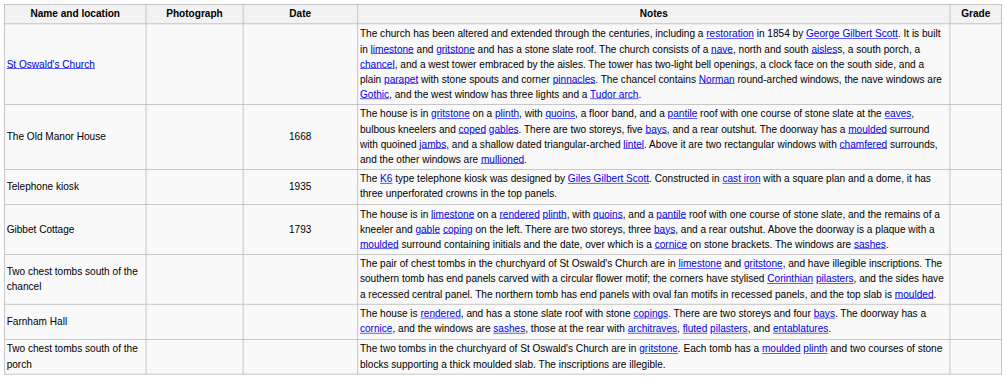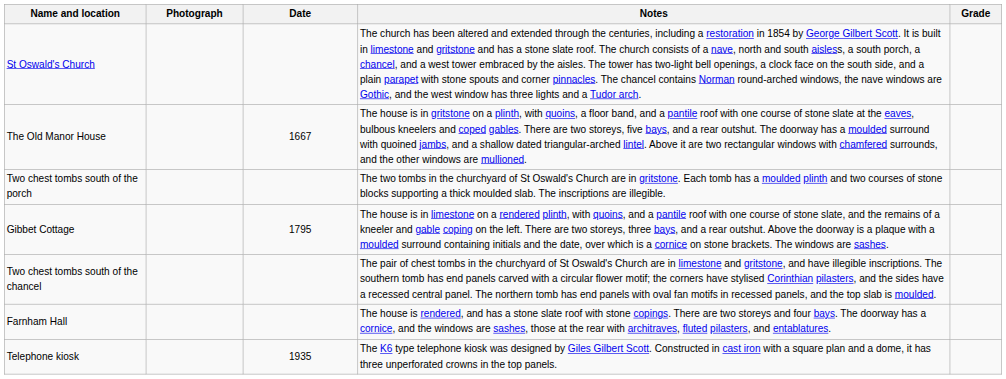(300, 137) 1668 -> (300, 137) 1667
rows swapped: (72, 356) <-> (43, 187)
(300, 229) 1793 -> (300, 229) 1795
